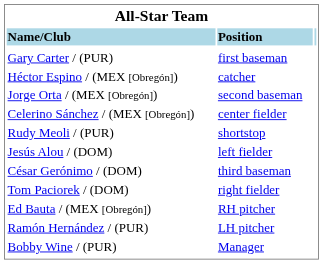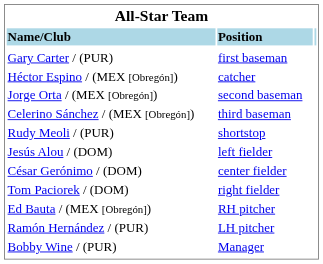(252, 114) center fielder -> (254, 114) third baseman
(254, 170) third baseman -> (252, 170) center fielder
